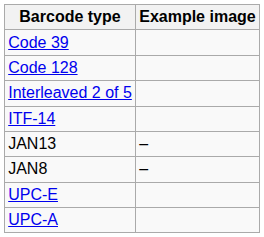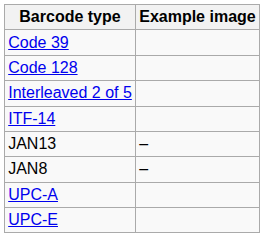rows swapped: (33, 220) <-> (33, 194)
